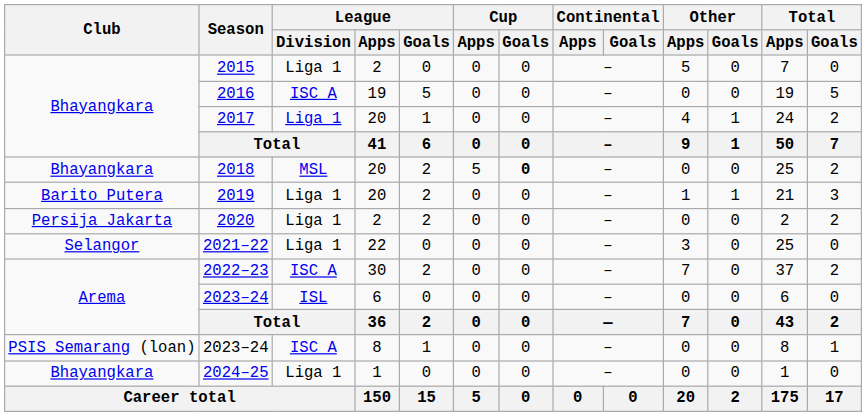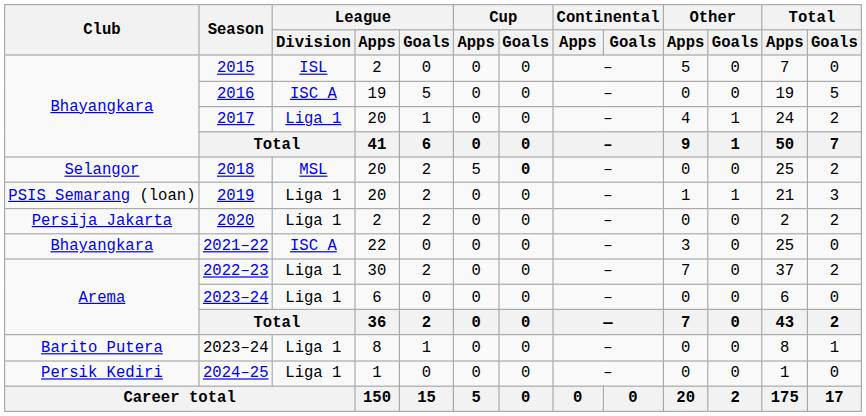(313, 68) Liga 1 -> (313, 68) ISL
(102, 170) Bhayangkara -> (102, 170) Selangor
(102, 195) Barito Putera -> (102, 195) PSIS Semarang (loan)
(102, 246) Selangor -> (102, 246) Bhayangkara
(313, 246) Liga 1 -> (313, 246) ISC A
(313, 272) ISC A -> (313, 272) Liga 1
(313, 297) ISL -> (313, 297) Liga 1
(102, 348) PSIS Semarang (loan) -> (102, 348) Barito Putera
(313, 348) ISC A -> (313, 348) Liga 1
(102, 373) Bhayangkara -> (102, 373) Persik Kediri
